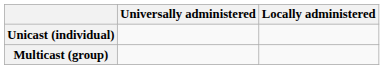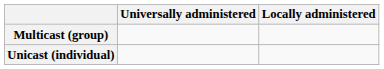rows swapped: (61, 34) <-> (61, 54)
